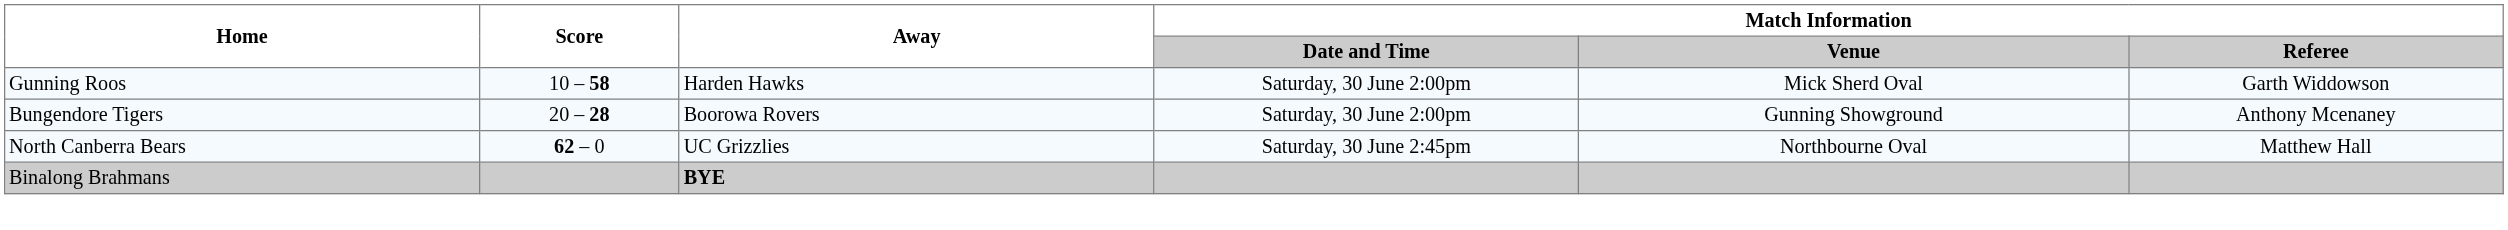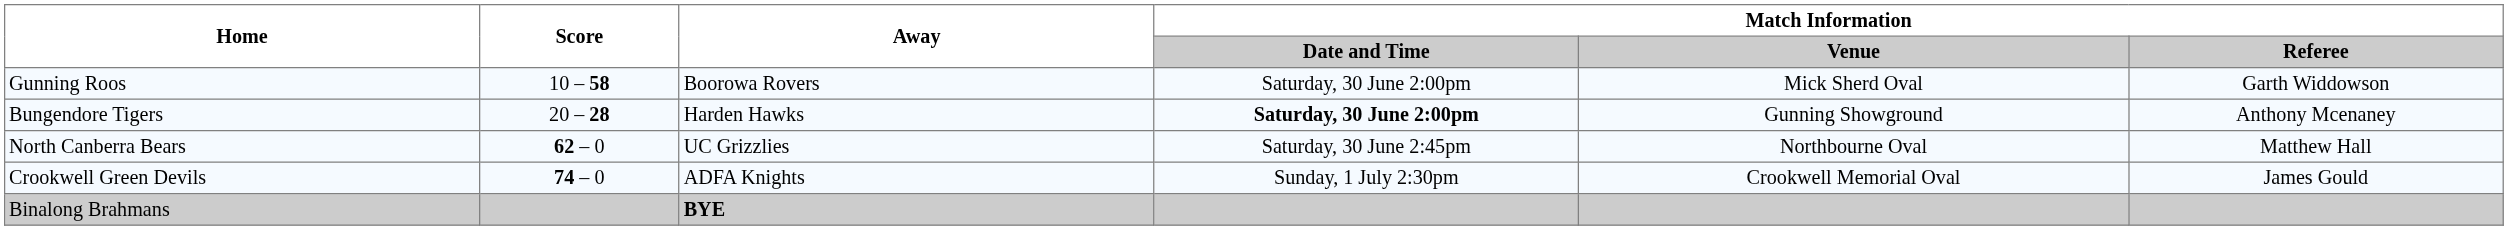(744, 83) Harden Hawks -> (752, 83) Boorowa Rovers
(752, 114) Boorowa Rovers -> (744, 114) Harden Hawks
(1366, 114) normal -> (1366, 114) bold
+ row: (108, 177)
